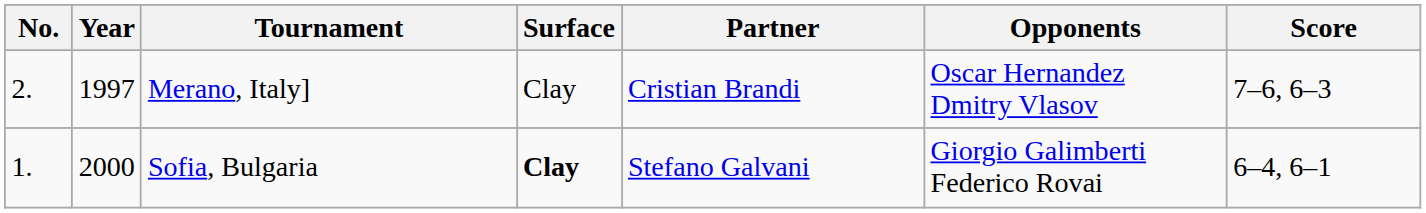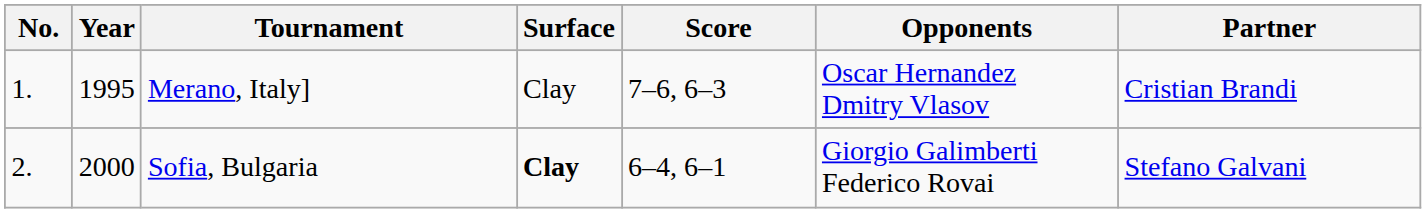columns swapped: (773, 26) <-> (1324, 26)
(22, 88) 2. -> (22, 88) 1.
(107, 88) 1997 -> (107, 88) 1995
(22, 166) 1. -> (22, 166) 2.
